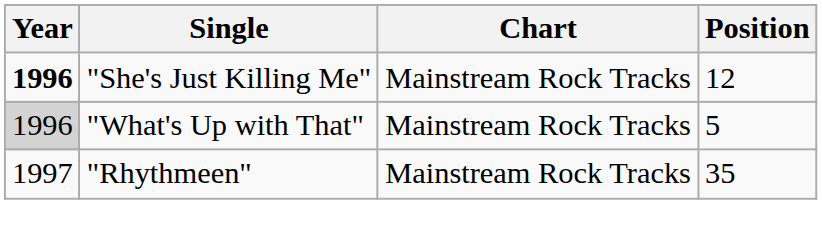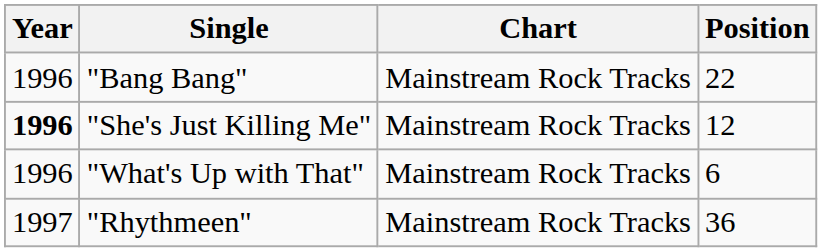+ row: (167, 76)
(42, 125) lightgrey background -> (42, 173) no background
(713, 125) 5 -> (713, 173) 6
(720, 173) 35 -> (720, 221) 36
